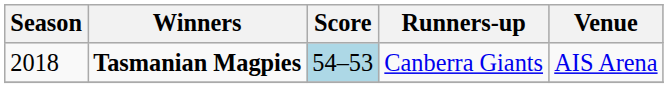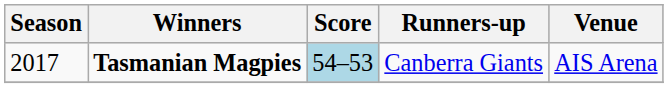(35, 62) 2018 -> (35, 62) 2017
